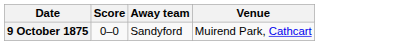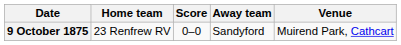+ column: (132, 13)
